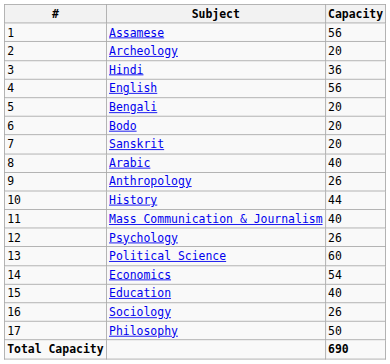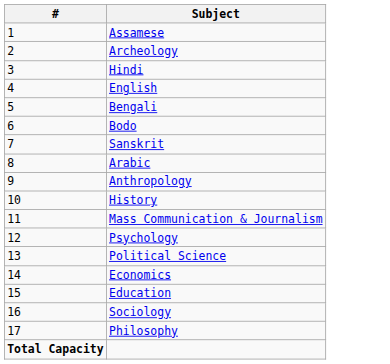- column: (356, 14)
